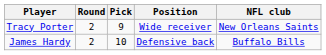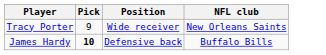- column: (92, 12)
(121, 42) normal -> (89, 42) bold
